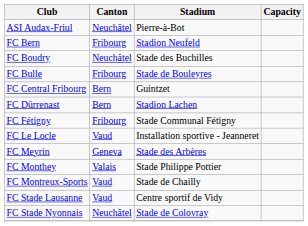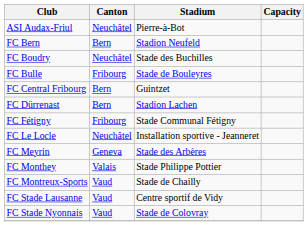(109, 43) Fribourg -> (102, 43) Bern
(102, 136) Vaud -> (112, 136) Neuchâtel
(112, 213) Neuchâtel -> (102, 213) Vaud
